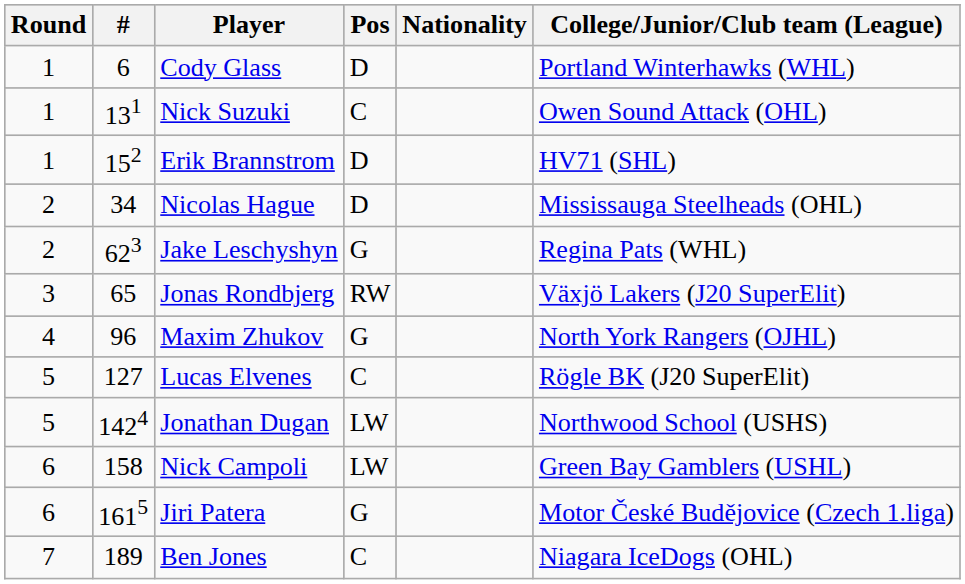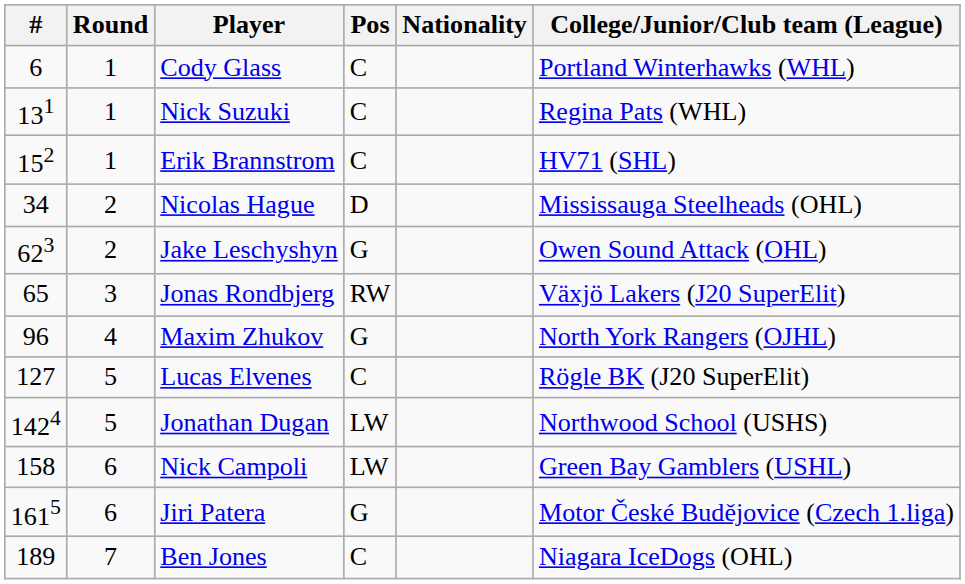columns swapped: (49, 25) <-> (123, 25)
(359, 66) D -> (358, 66) C
(683, 111) Owen Sound Attack (OHL) -> (643, 111) Regina Pats (WHL)
(359, 159) D -> (358, 159) C
(643, 249) Regina Pats (WHL) -> (683, 249) Owen Sound Attack (OHL)
